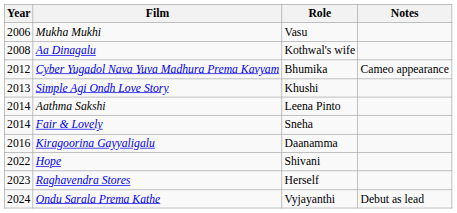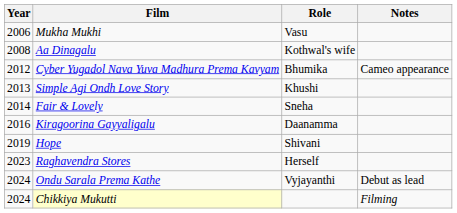- row: (71, 106)
(19, 161) 2022 -> (19, 143) 2019
+ row: (76, 198)
